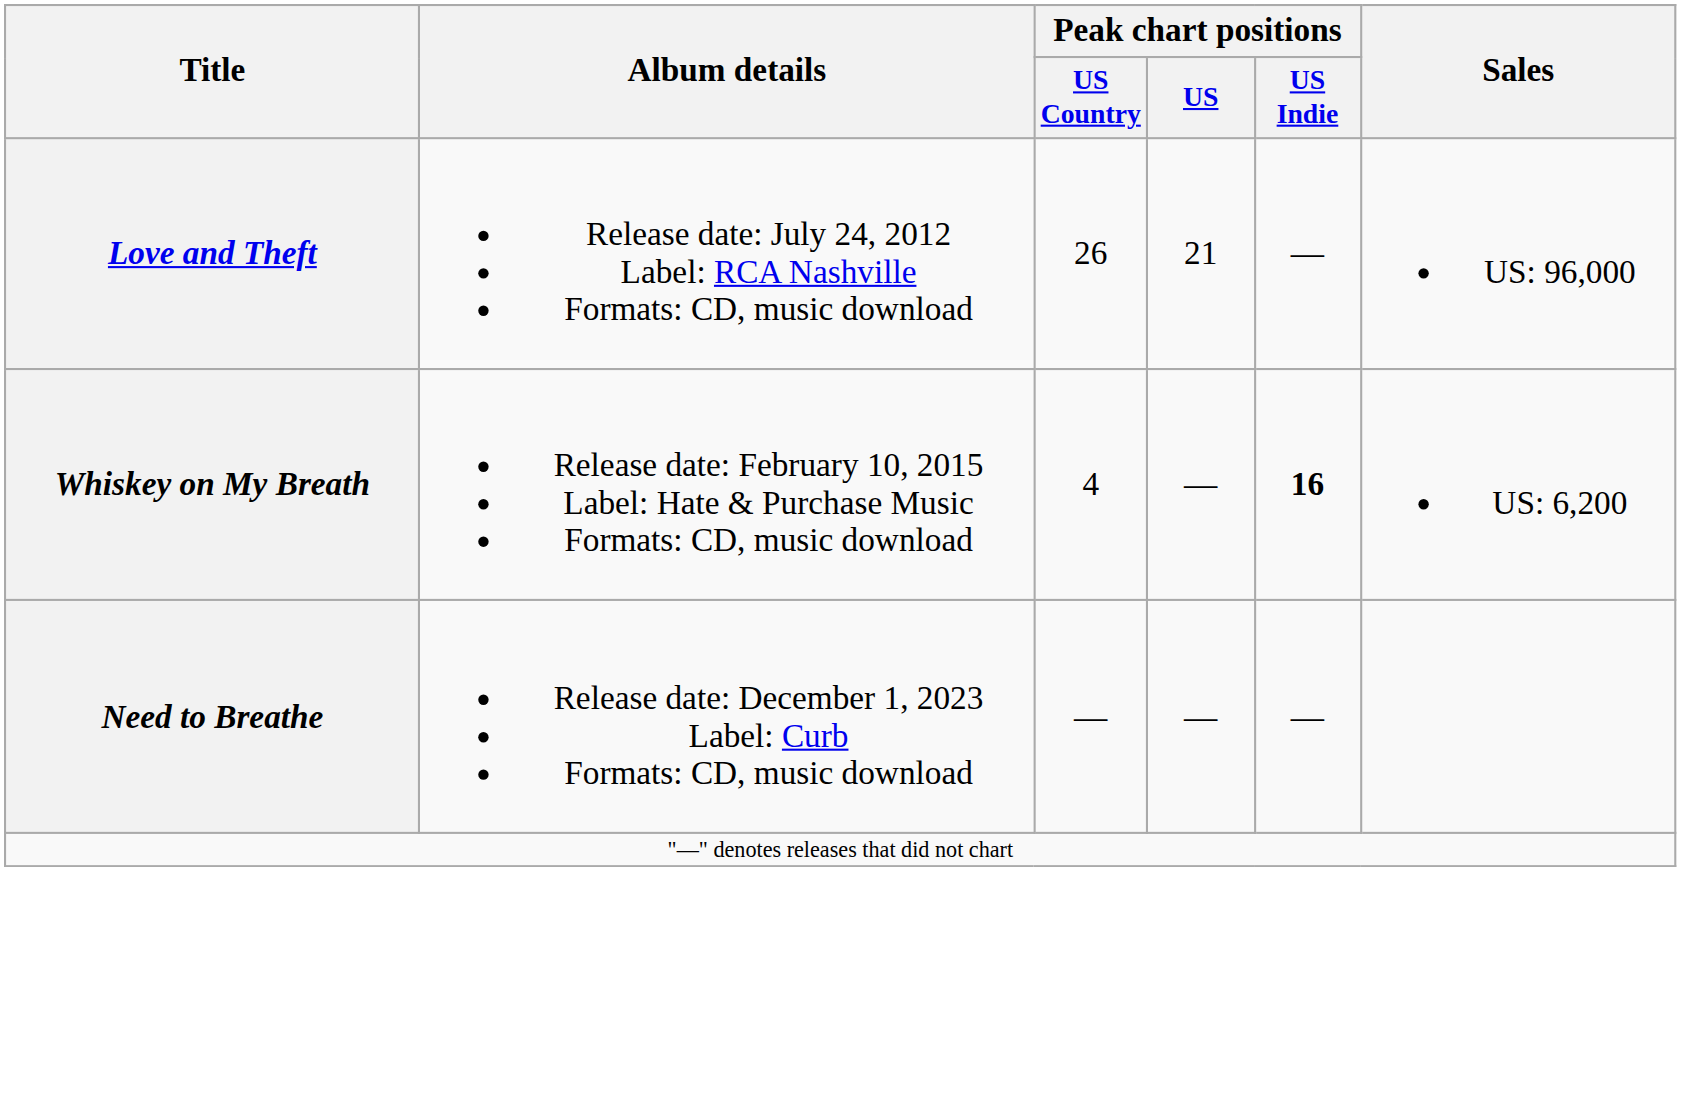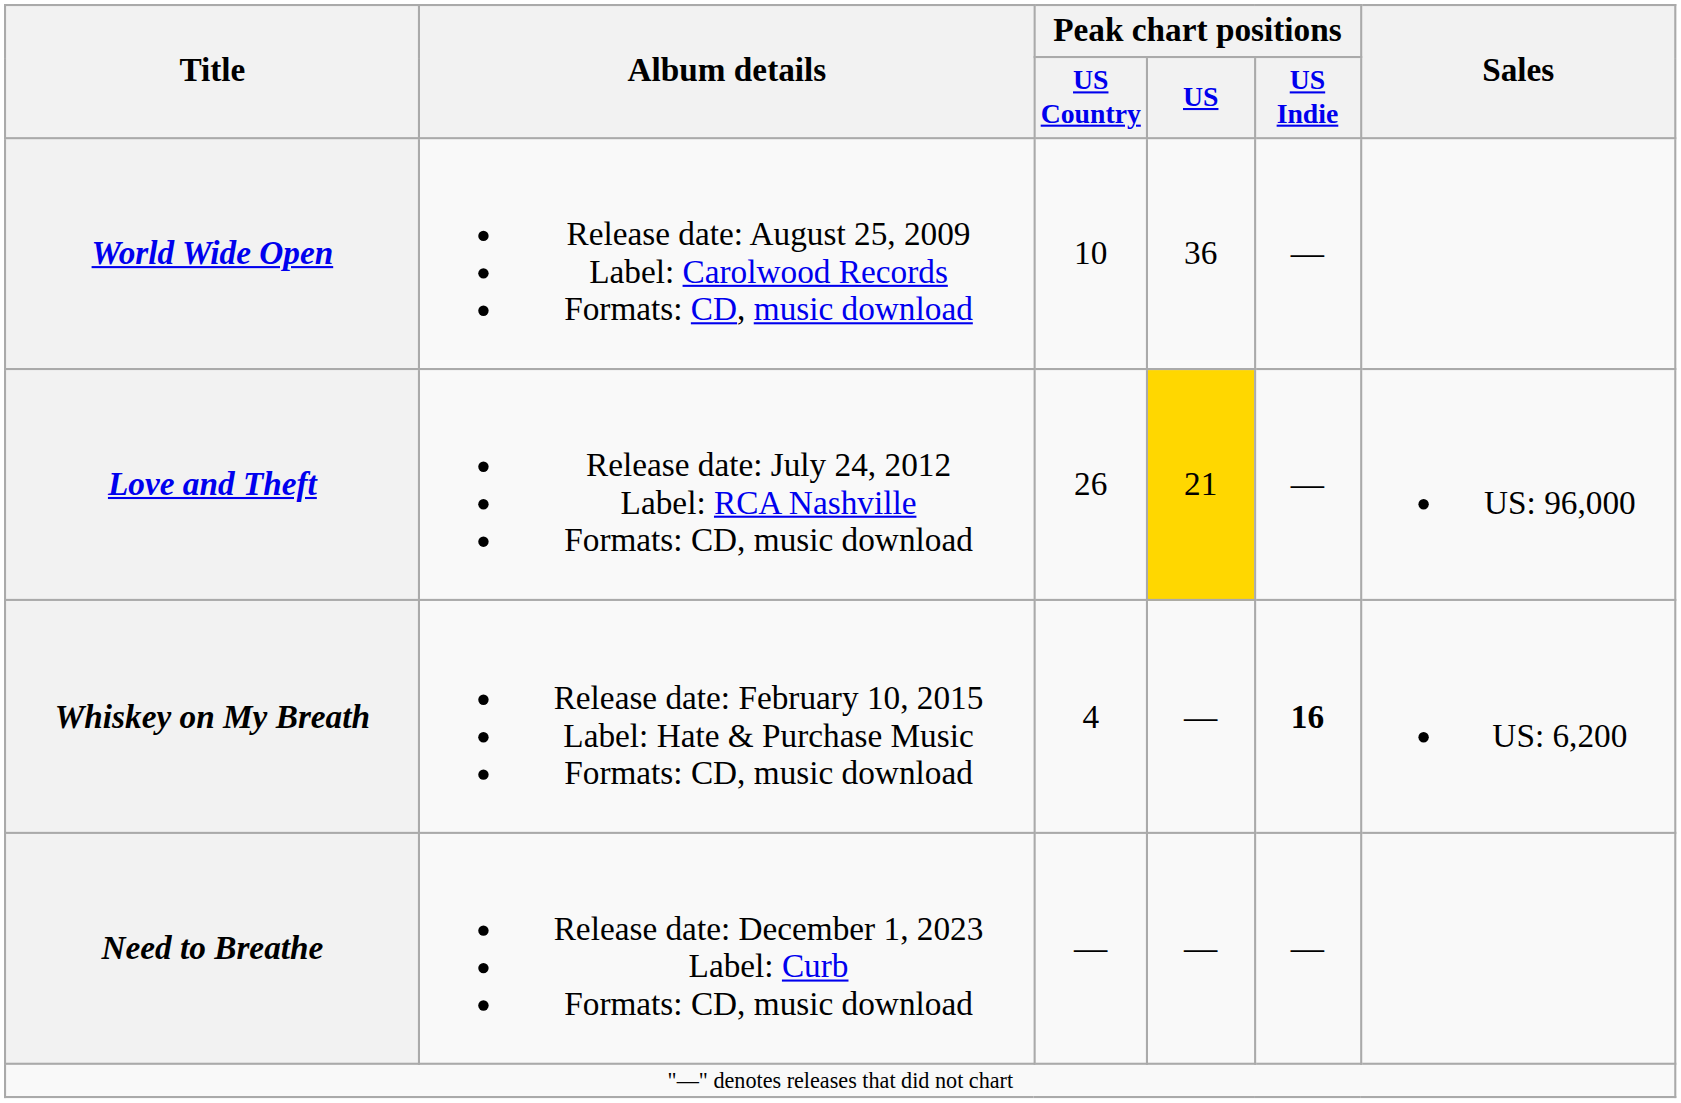+ row: (212, 252)
(1201, 252) no background -> (1201, 484) gold background
